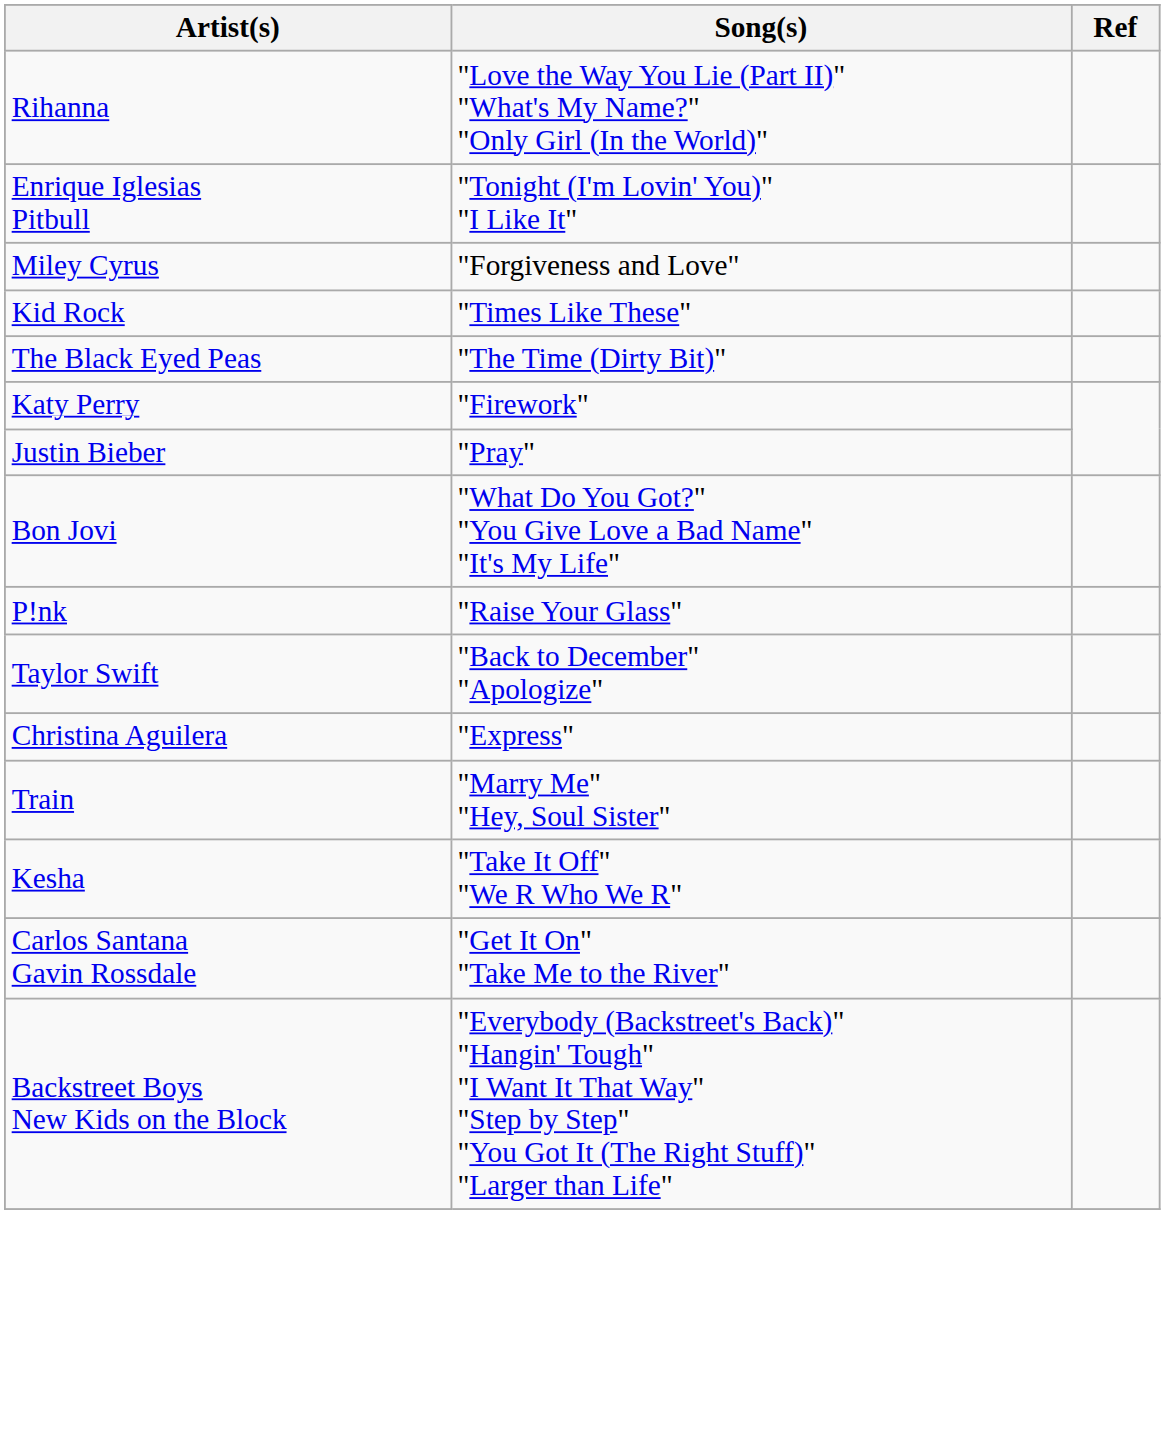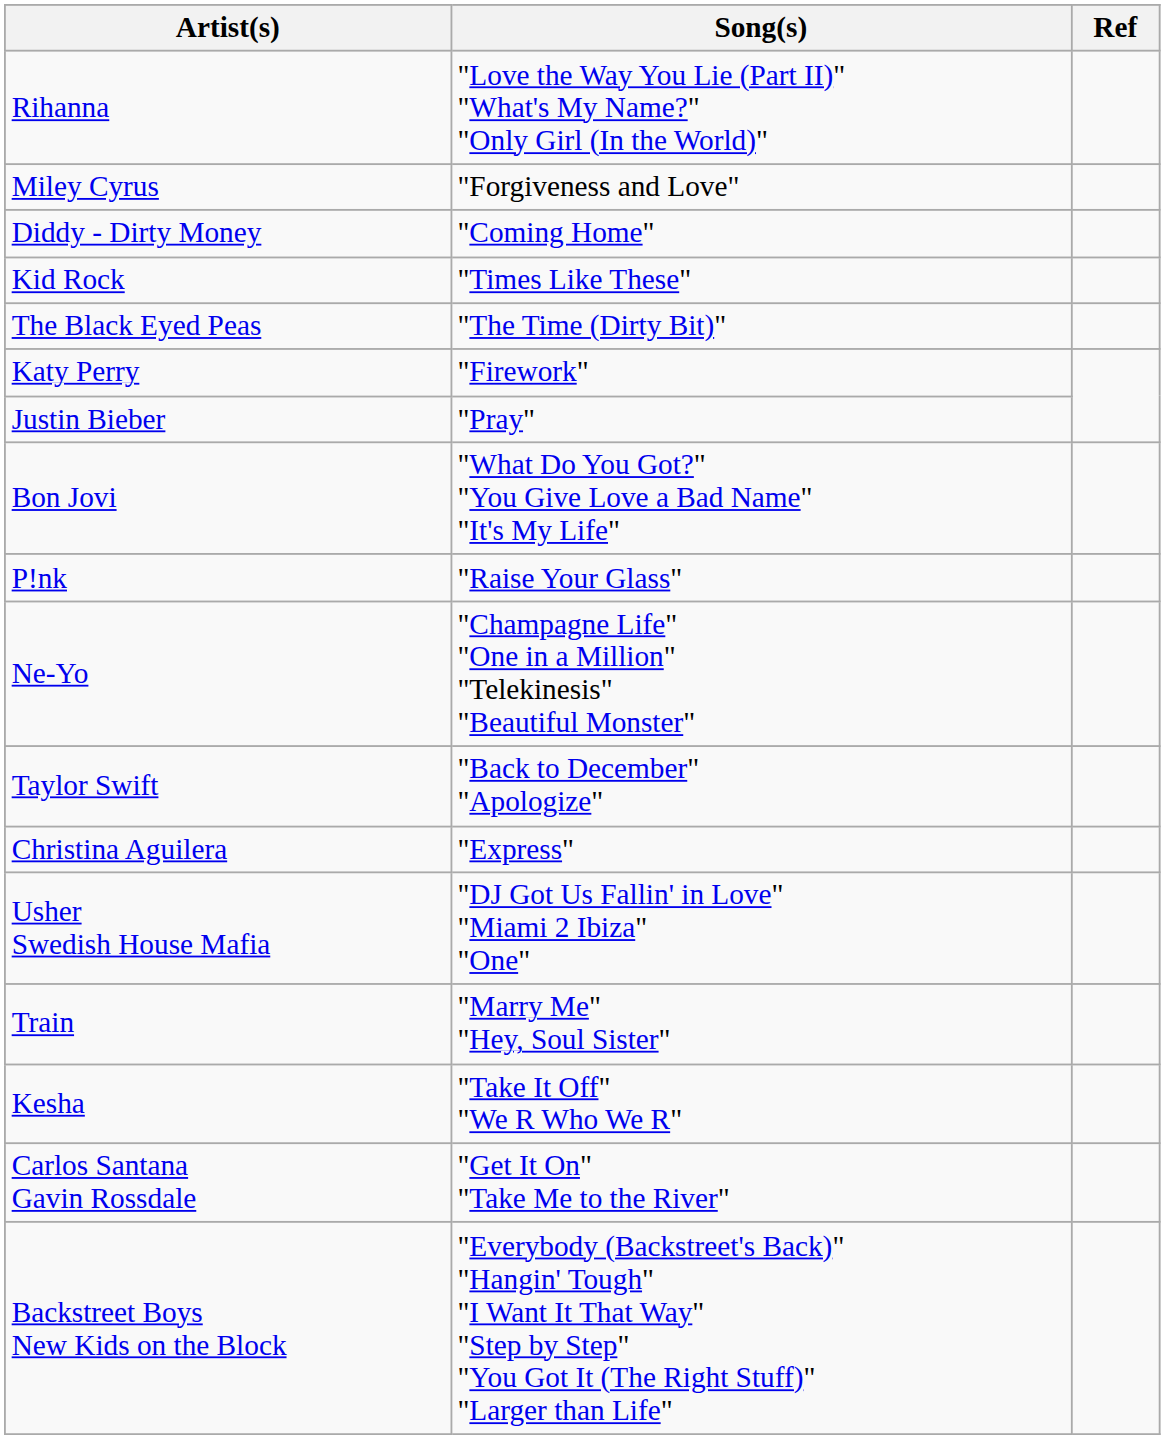- row: (106, 202)
+ row: (137, 232)
+ row: (50, 673)
+ row: (141, 927)
